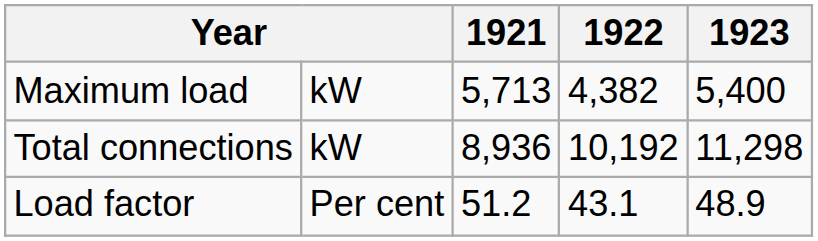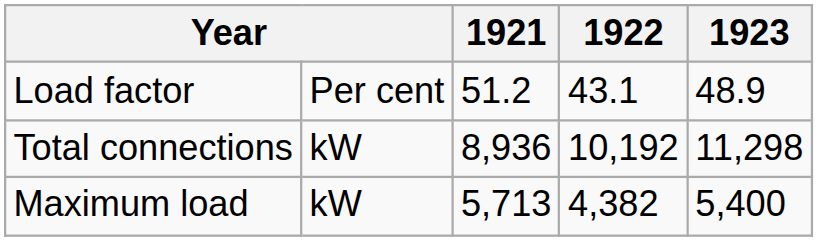rows swapped: (131, 90) <-> (104, 205)
